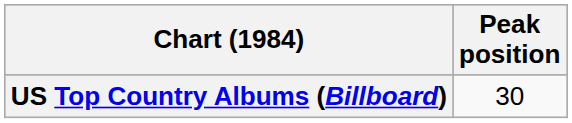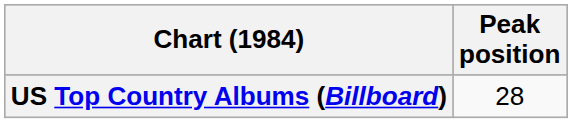(510, 95) 30 -> (510, 95) 28
